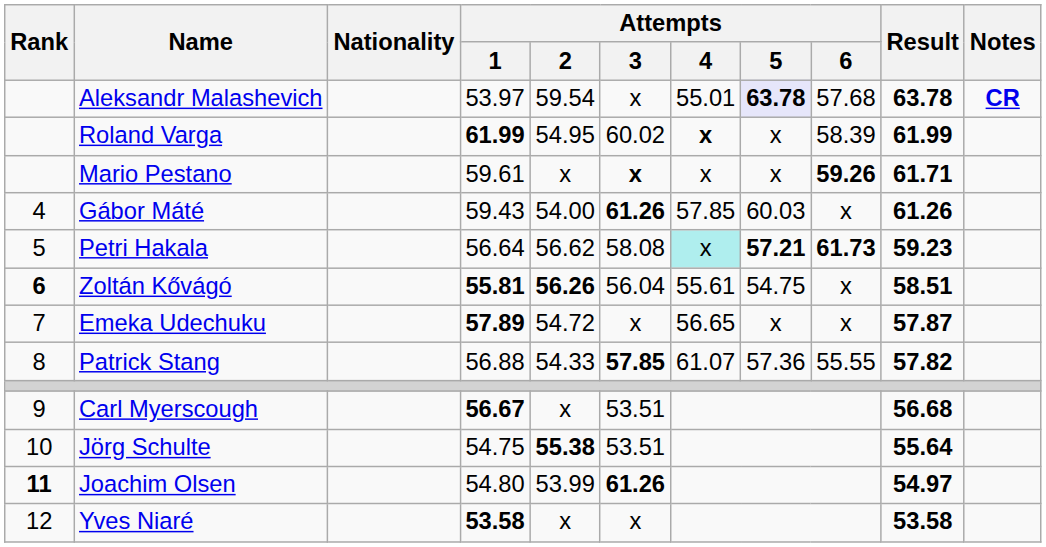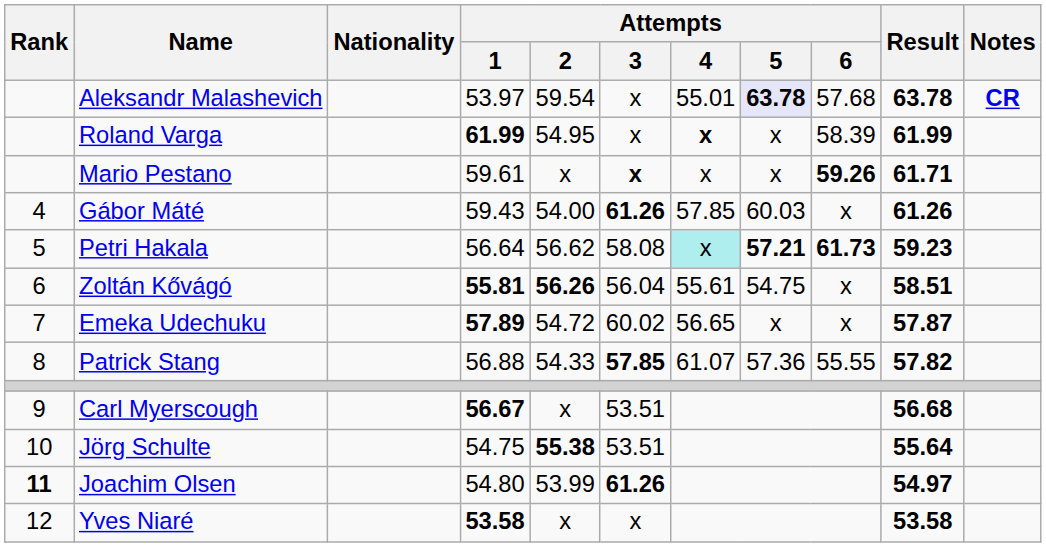(635, 135) 60.02 -> (635, 135) x
(39, 286) bold -> (39, 286) normal
(635, 323) x -> (635, 323) 60.02
